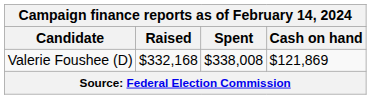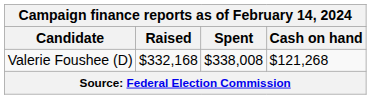(299, 60) $121,869 -> (299, 60) $121,268
